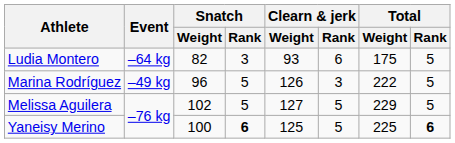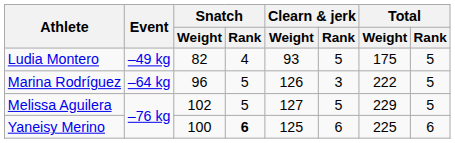(149, 60) –64 kg -> (149, 60) –49 kg
(245, 60) 3 -> (245, 60) 4
(339, 60) 6 -> (339, 60) 5
(149, 82) –49 kg -> (149, 82) –64 kg
(339, 127) 5 -> (339, 127) 6
(430, 127) bold -> (430, 127) normal
